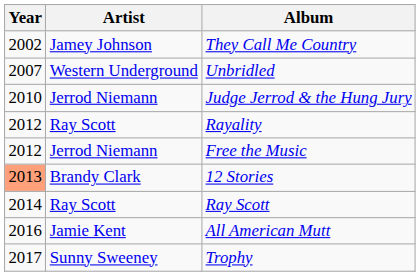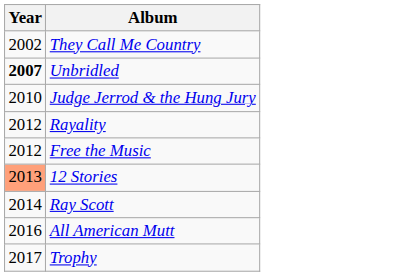- column: (124, 17)
(25, 71) normal -> (25, 71) bold
